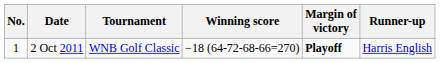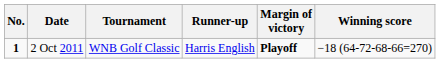columns swapped: (242, 21) <-> (397, 21)
(16, 48) normal -> (16, 48) bold
